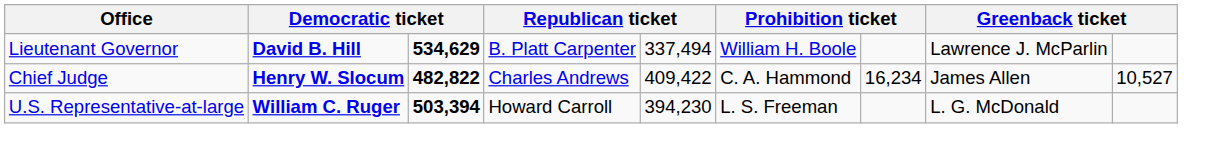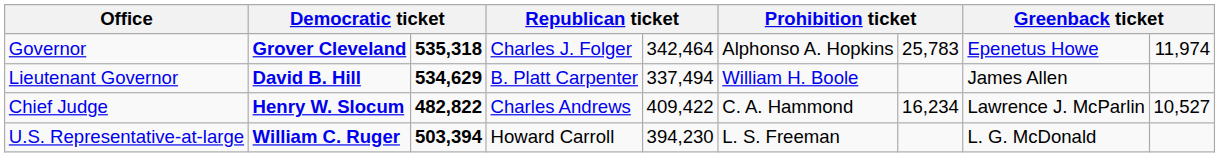+ row: (48, 48)
(1019, 48) Lawrence J. McParlin -> (1017, 78) James Allen
(980, 78) James Allen -> (1056, 107) Lawrence J. McParlin
